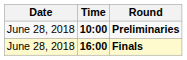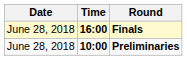rows swapped: (146, 30) <-> (128, 47)
